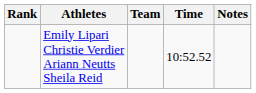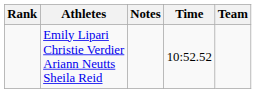columns swapped: (145, 14) <-> (233, 14)
